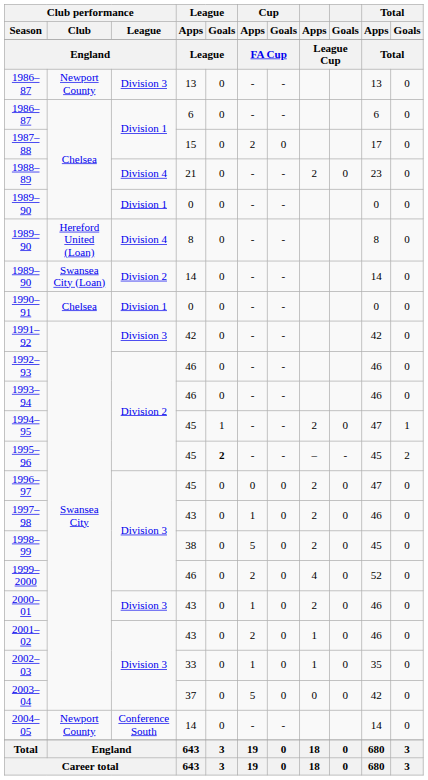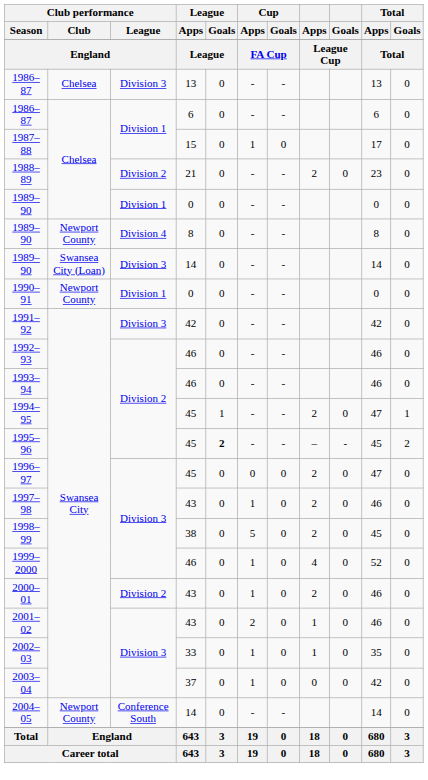(79, 84) Newport County -> (79, 84) Chelsea
(253, 144) 2 -> (253, 144) 1
(144, 174) Division 4 -> (143, 174) Division 2
(79, 240) Hereford United (Loan) -> (79, 234) Newport County
(144, 276) Division 2 -> (143, 263) Division 3
(79, 306) Chelsea -> (79, 293) Newport County
(253, 575) 2 -> (253, 563) 1
(144, 605) Division 3 -> (143, 593) Division 2
(253, 695) 5 -> (253, 682) 1
